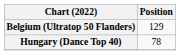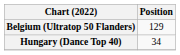(156, 42) 78 -> (156, 42) 34
